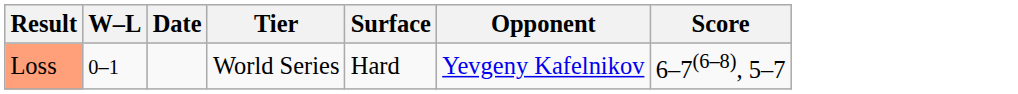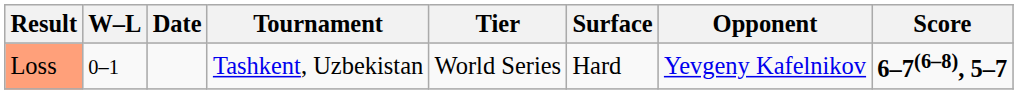+ column: (318, 23)
(721, 66) normal -> (942, 66) bold
